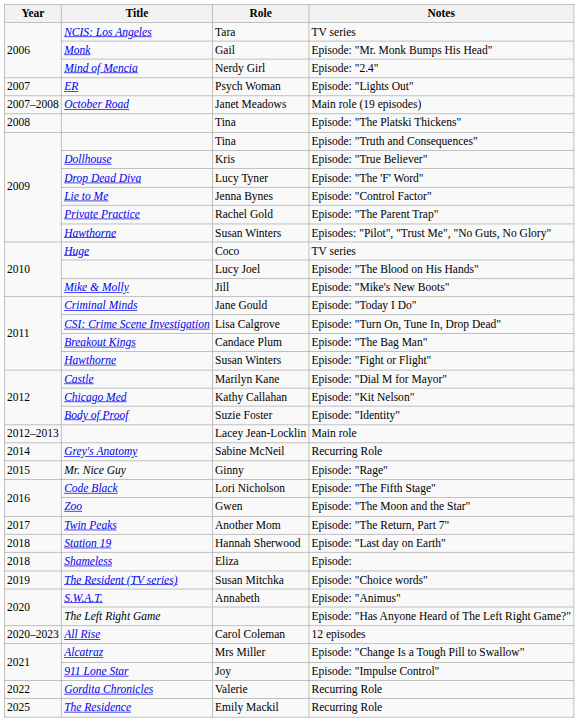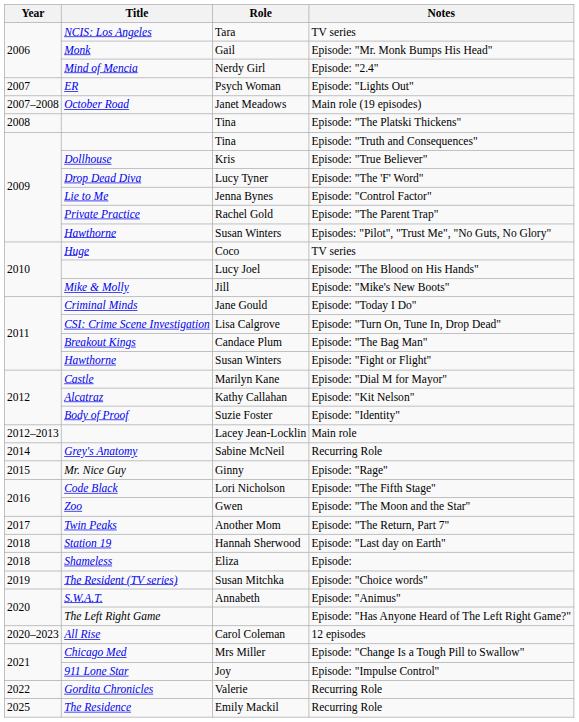(95, 397) Chicago Med -> (84, 397) Alcatraz
(84, 653) Alcatraz -> (95, 653) Chicago Med
